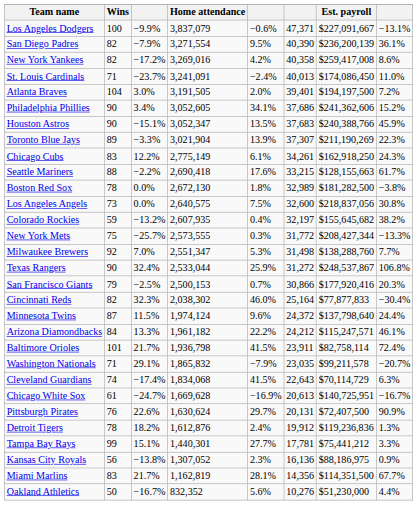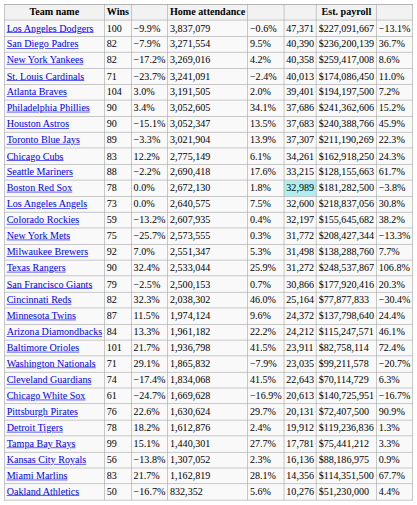(392, 44) 36.1% -> (392, 44) 36.7%
(300, 188) no background -> (300, 188) paleturquoise background
